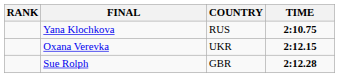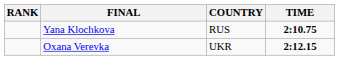- row: (66, 64)
